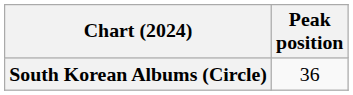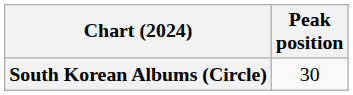(310, 74) 36 -> (310, 74) 30
